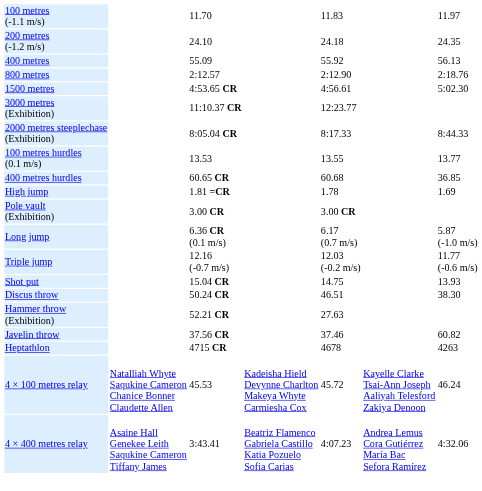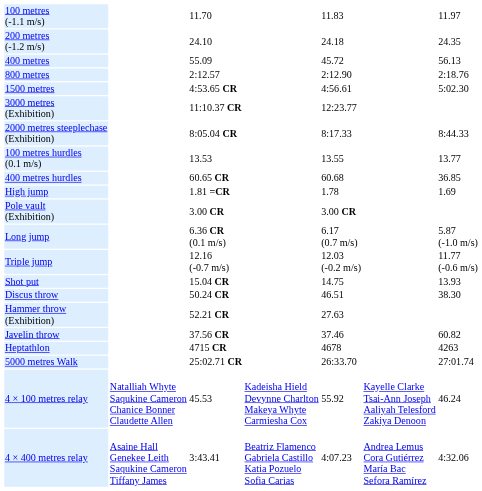(332, 61) 55.92 -> (333, 61) 45.72
+ row: (41, 362)
(332, 384) 45.72 -> (333, 398) 55.92
